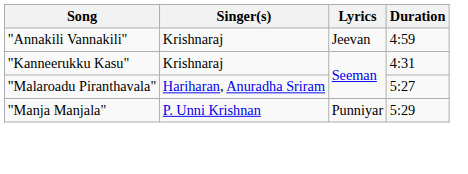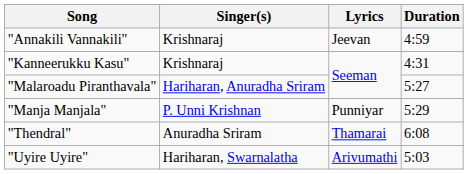+ row: (39, 134)
+ row: (48, 157)
